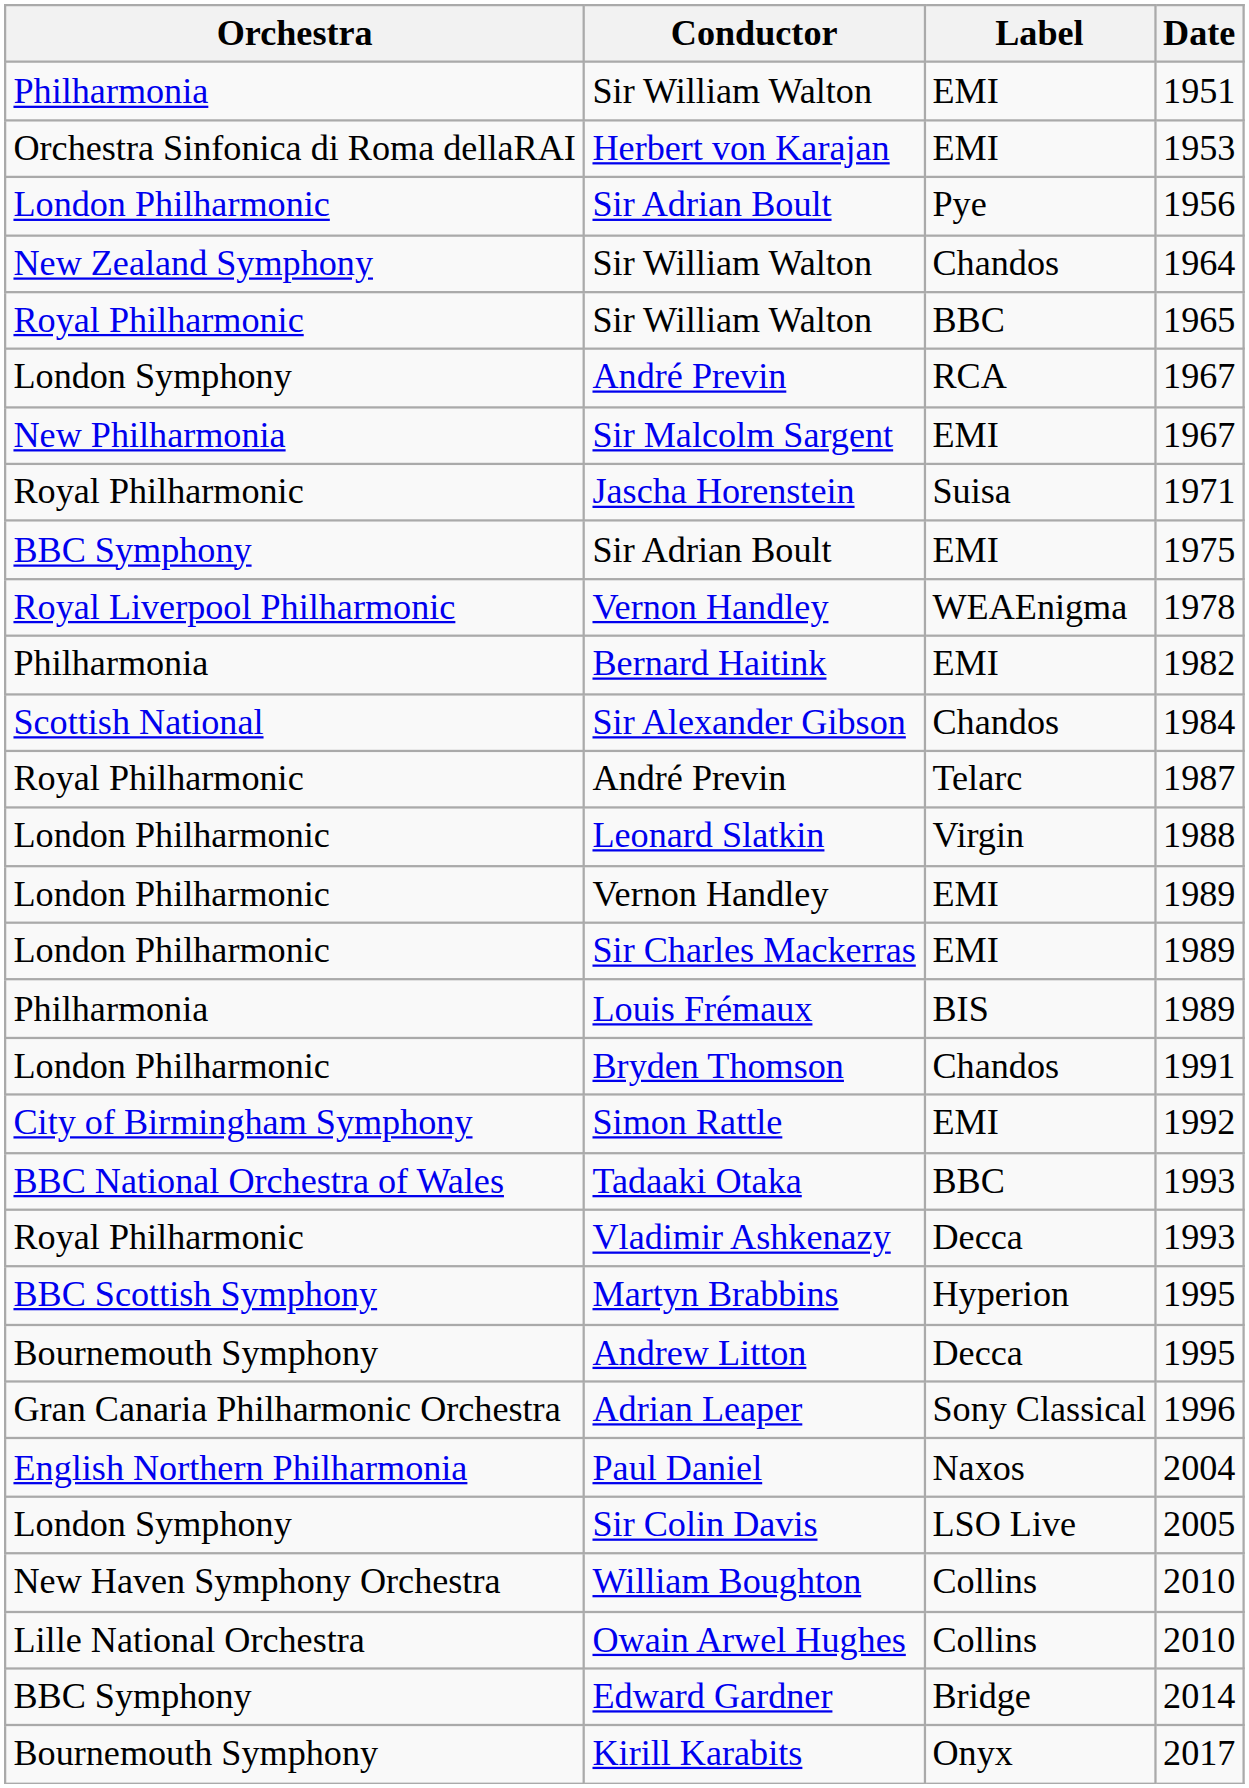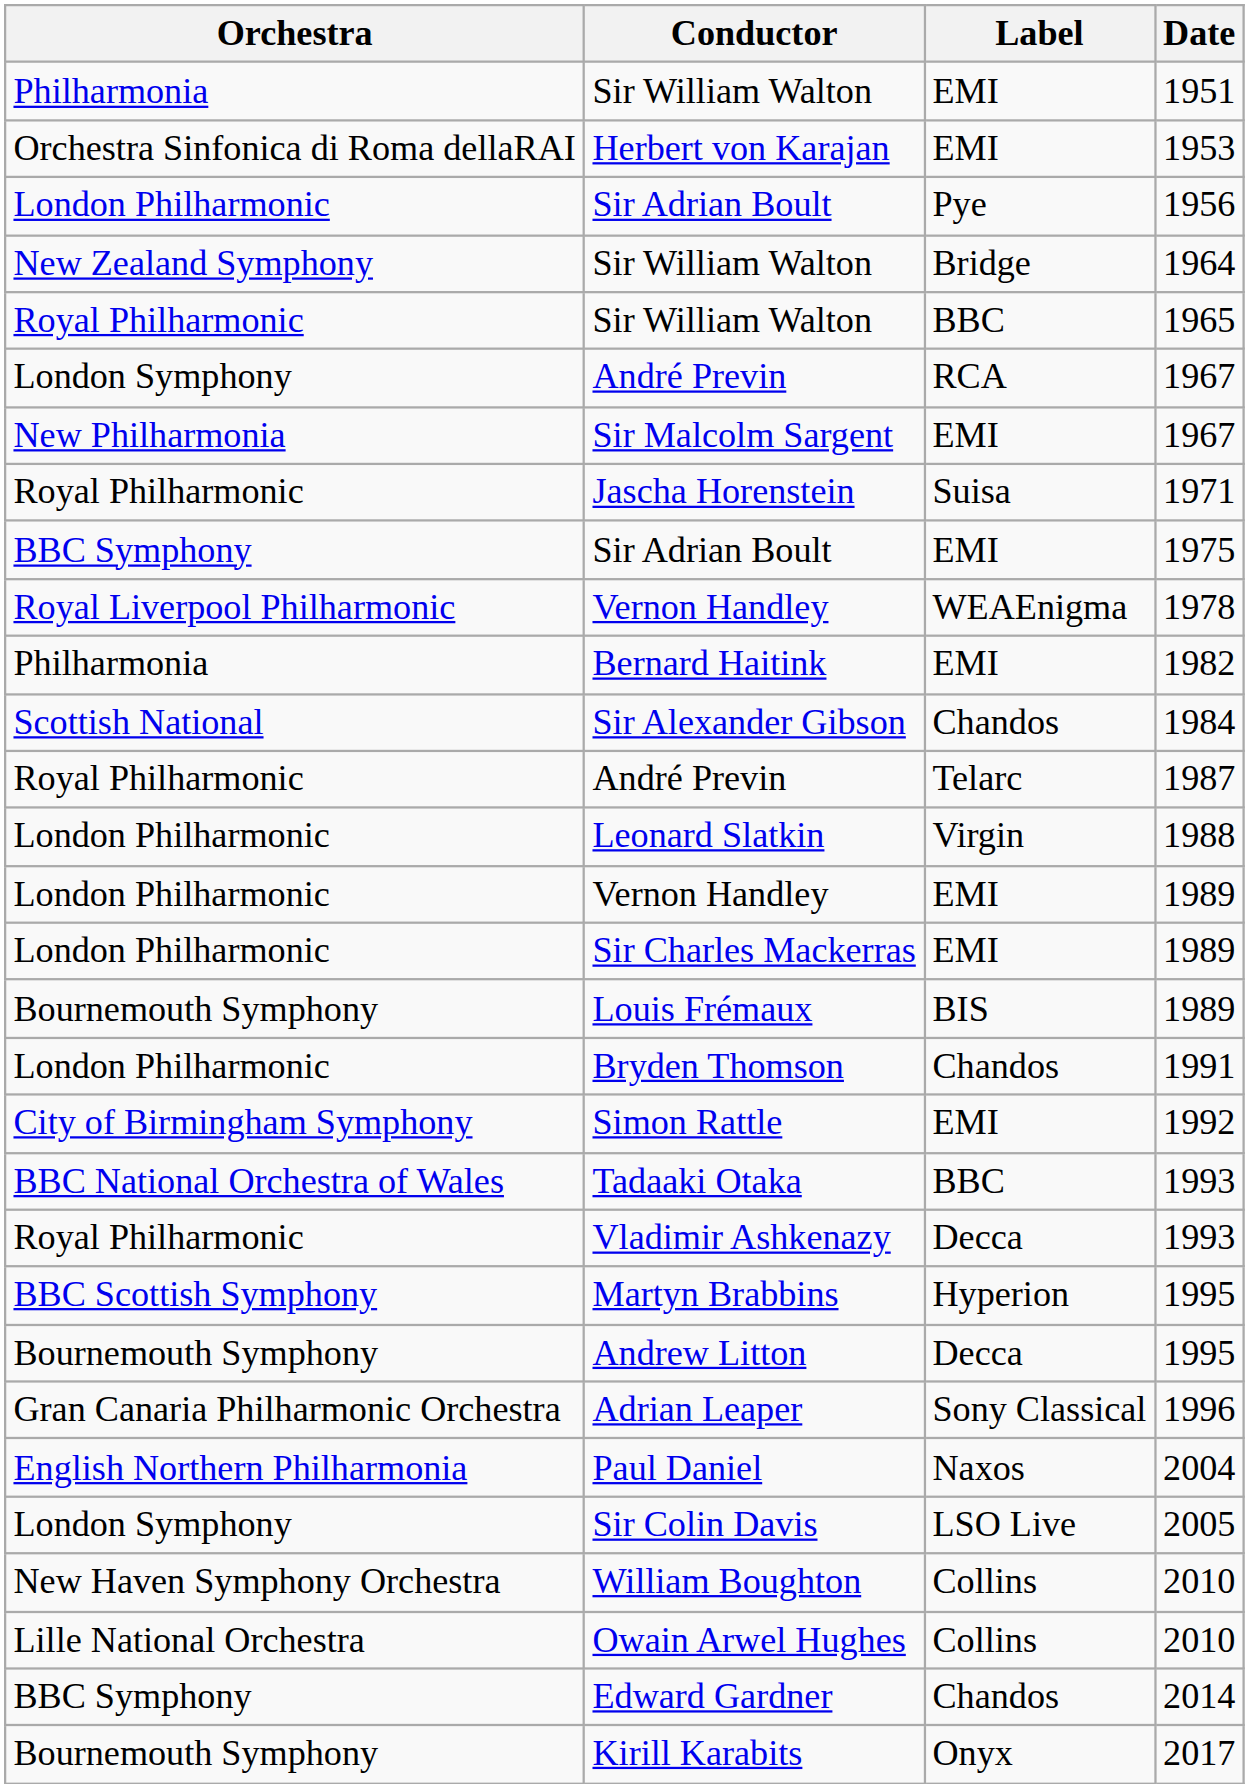(996, 262) Chandos -> (982, 262) Bridge
(111, 1008) Philharmonia -> (196, 1008) Bournemouth Symphony
(982, 1696) Bridge -> (996, 1696) Chandos
